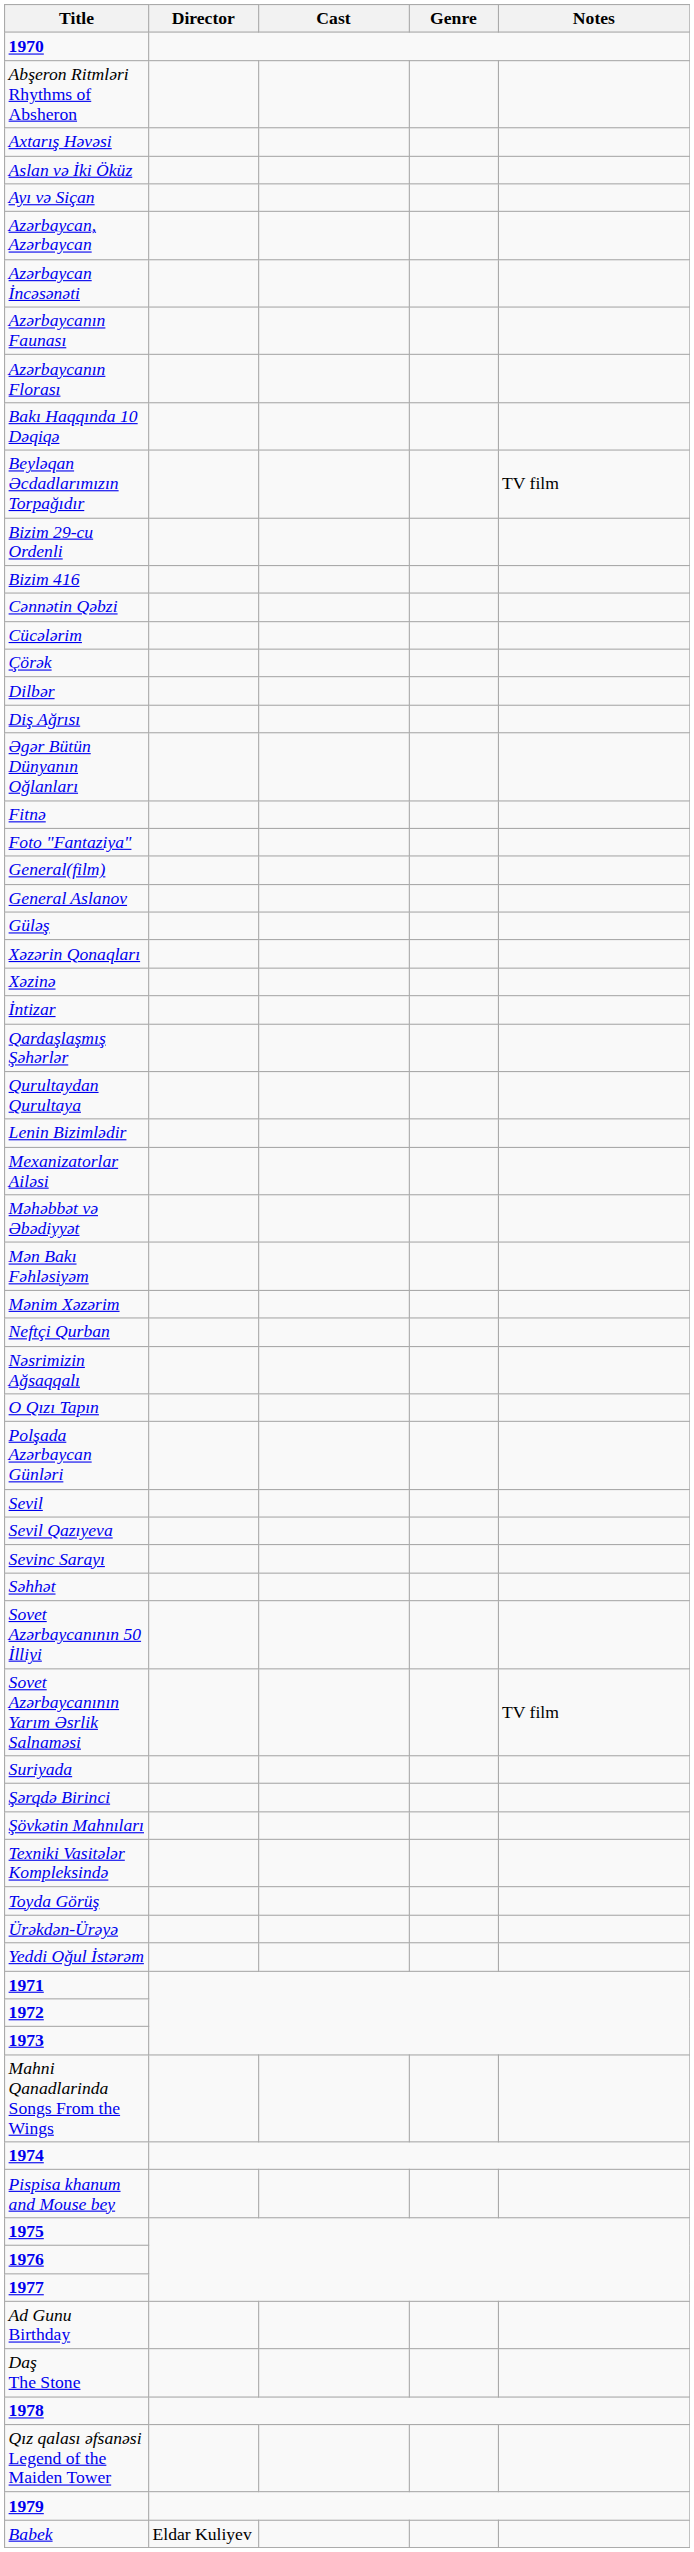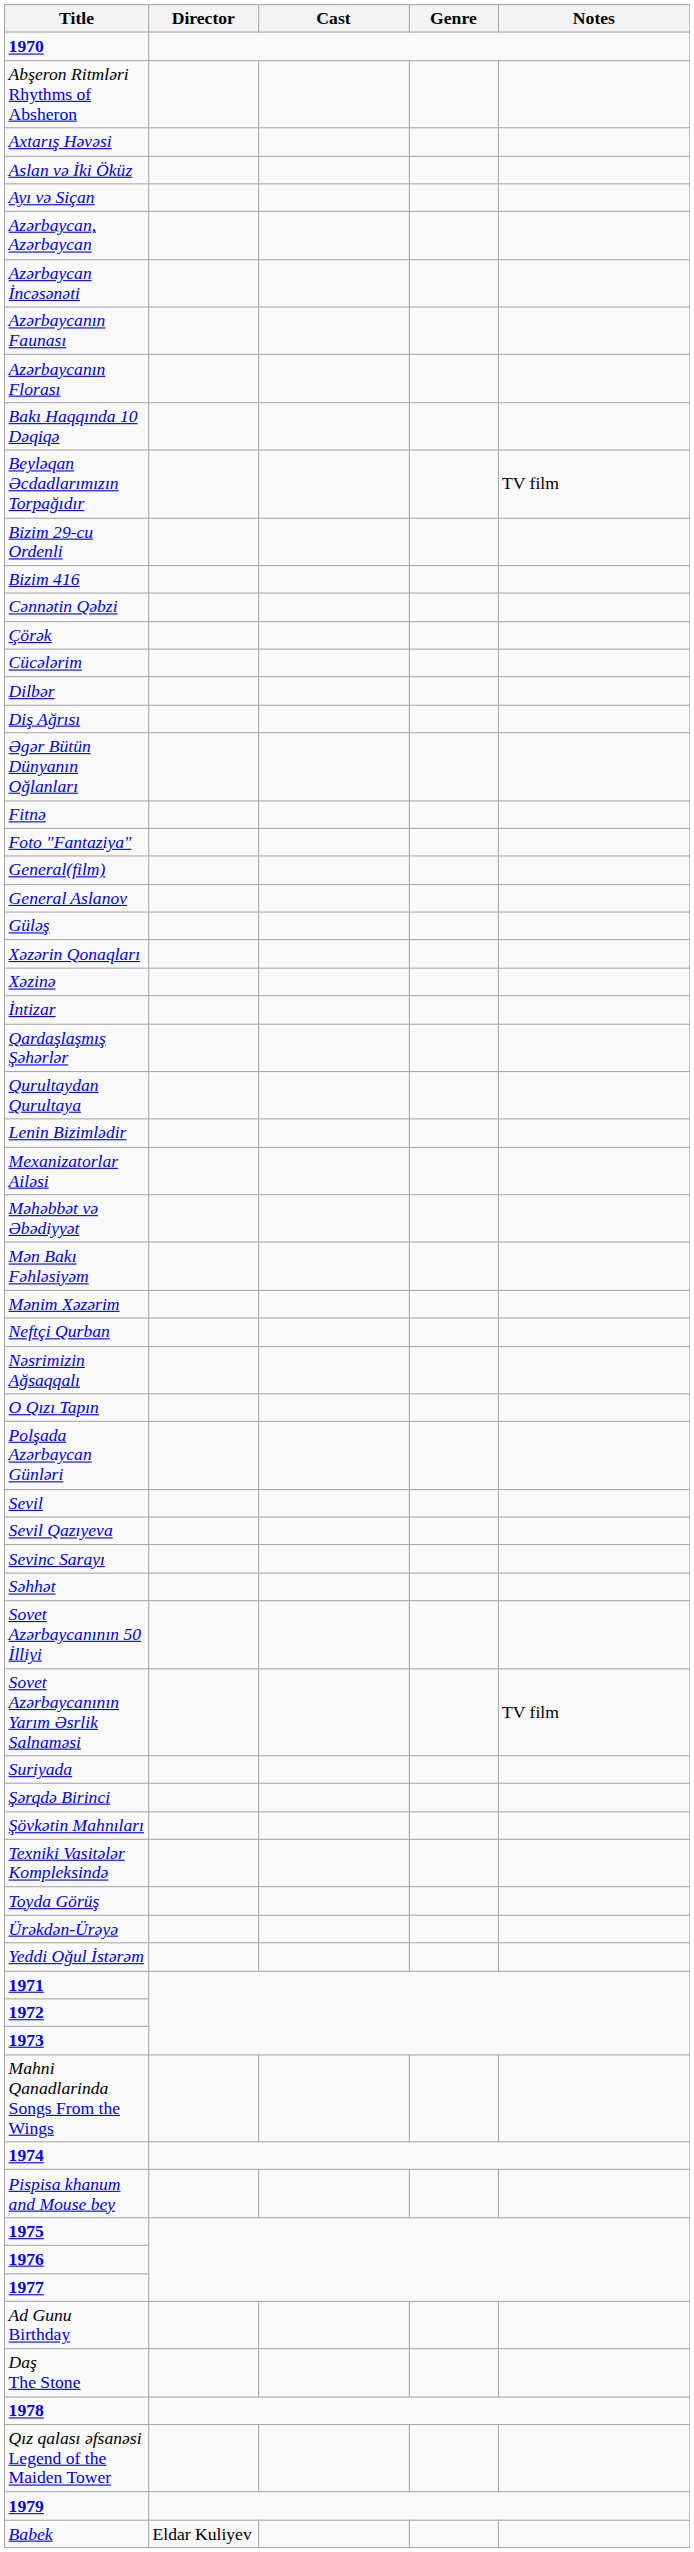rows swapped: (45, 635) <-> (30, 663)
